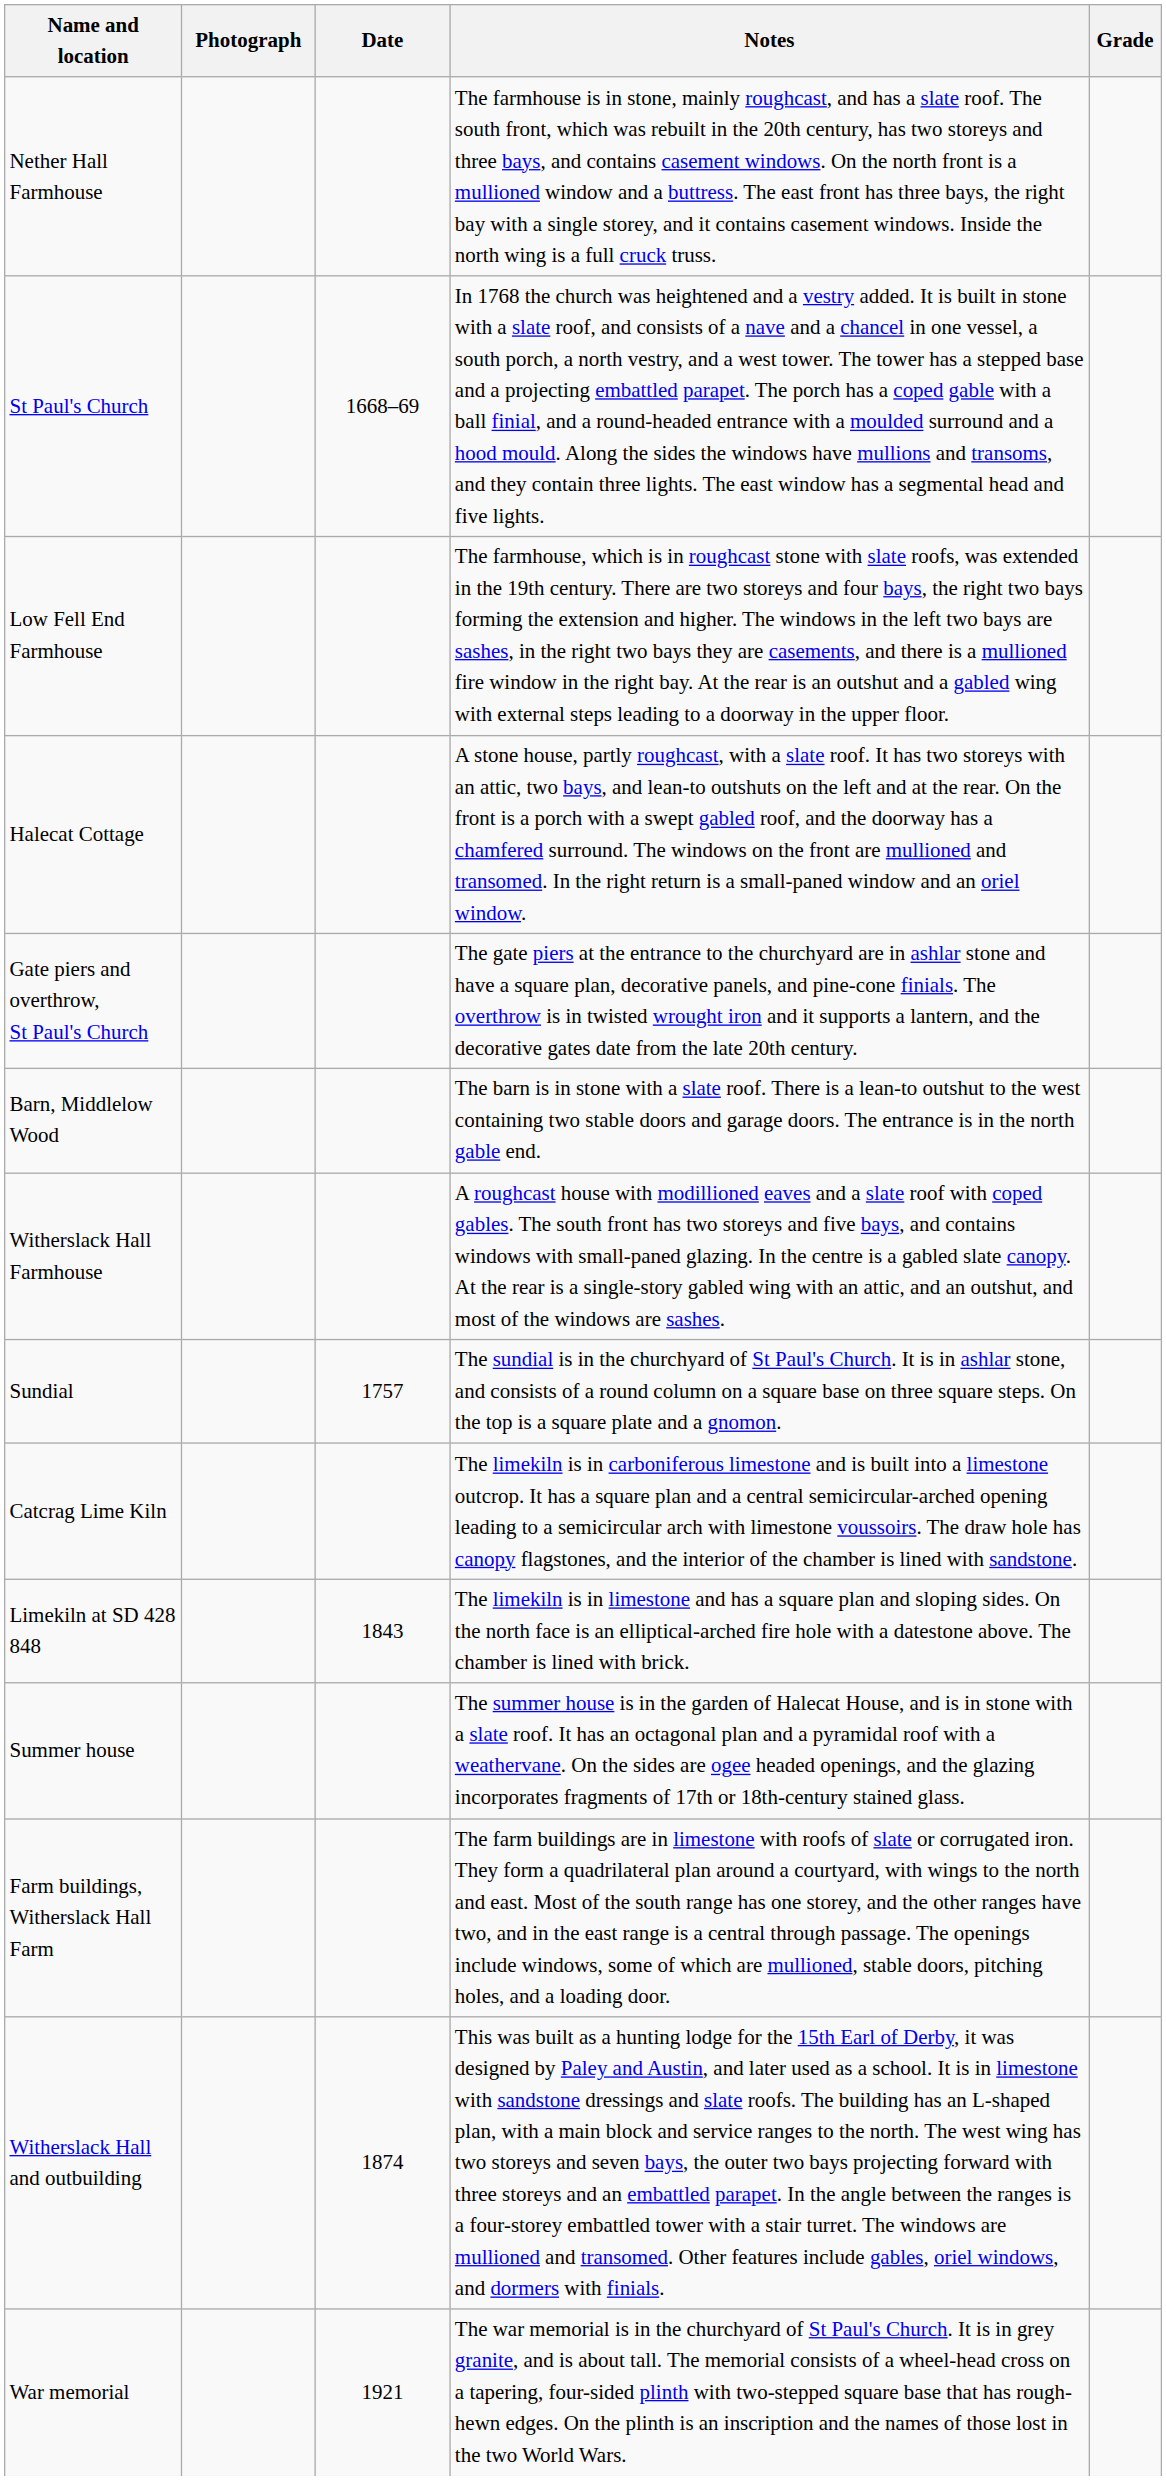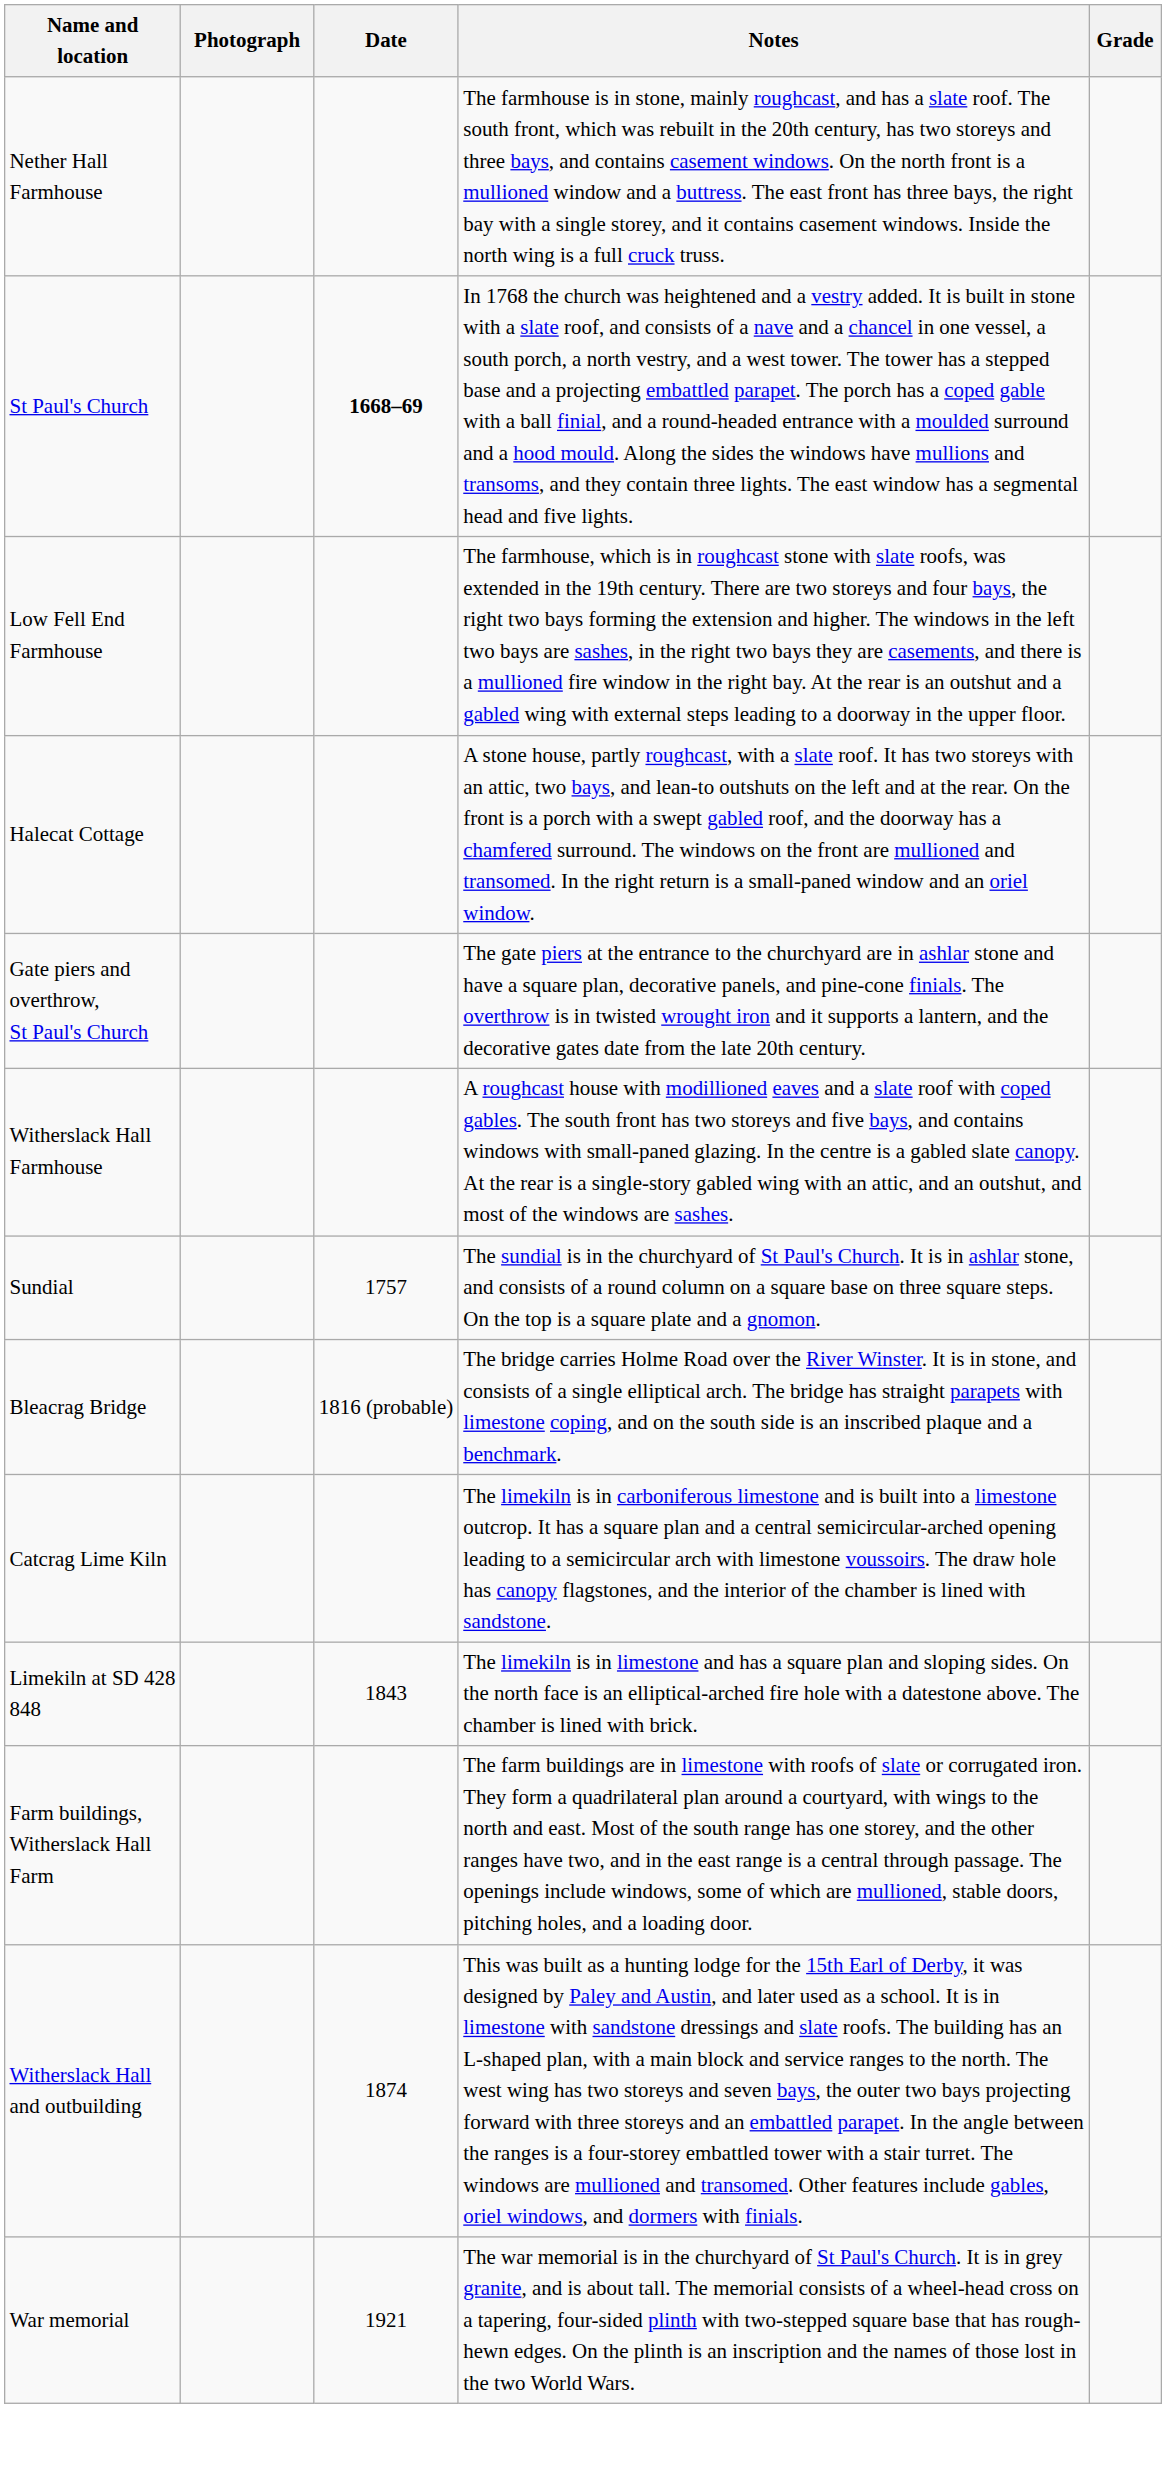(382, 405) normal -> (386, 405) bold
- row: (81, 1120)
+ row: (78, 1407)
- row: (72, 1750)
